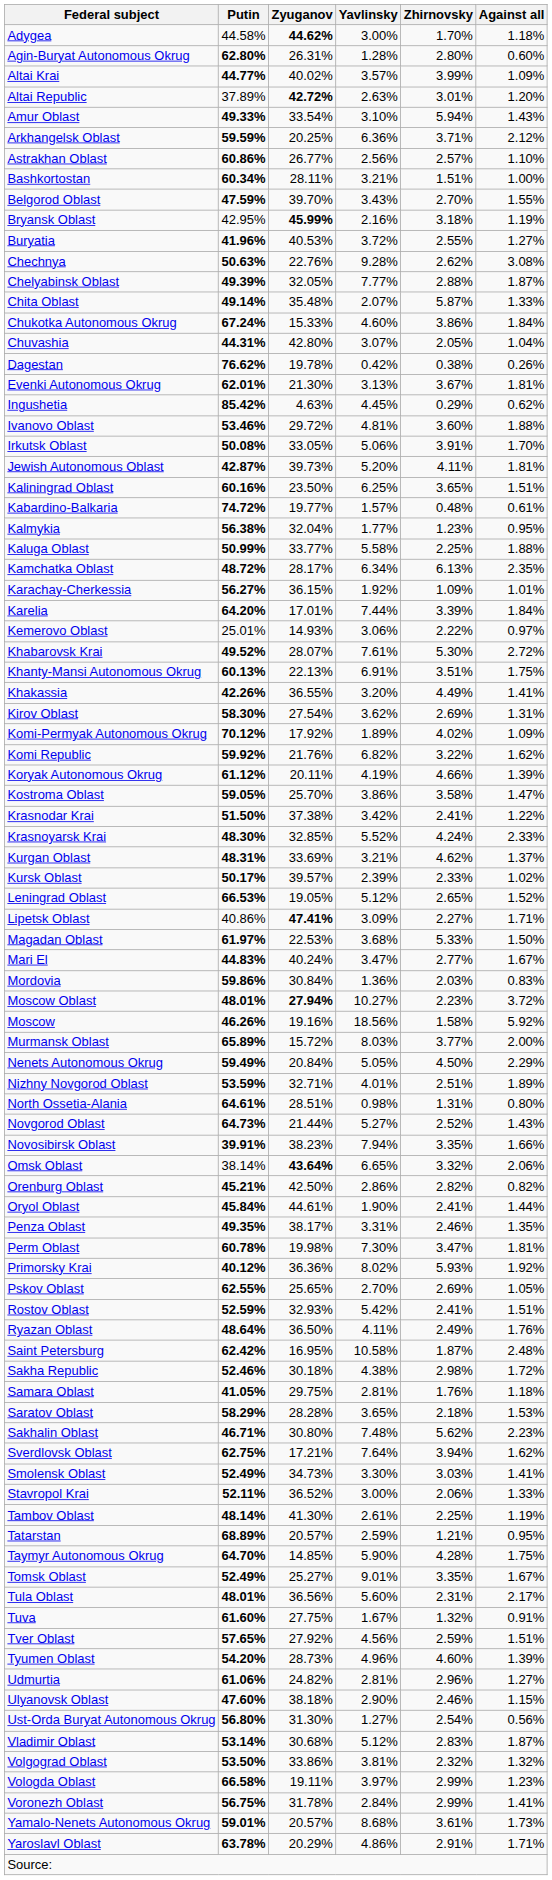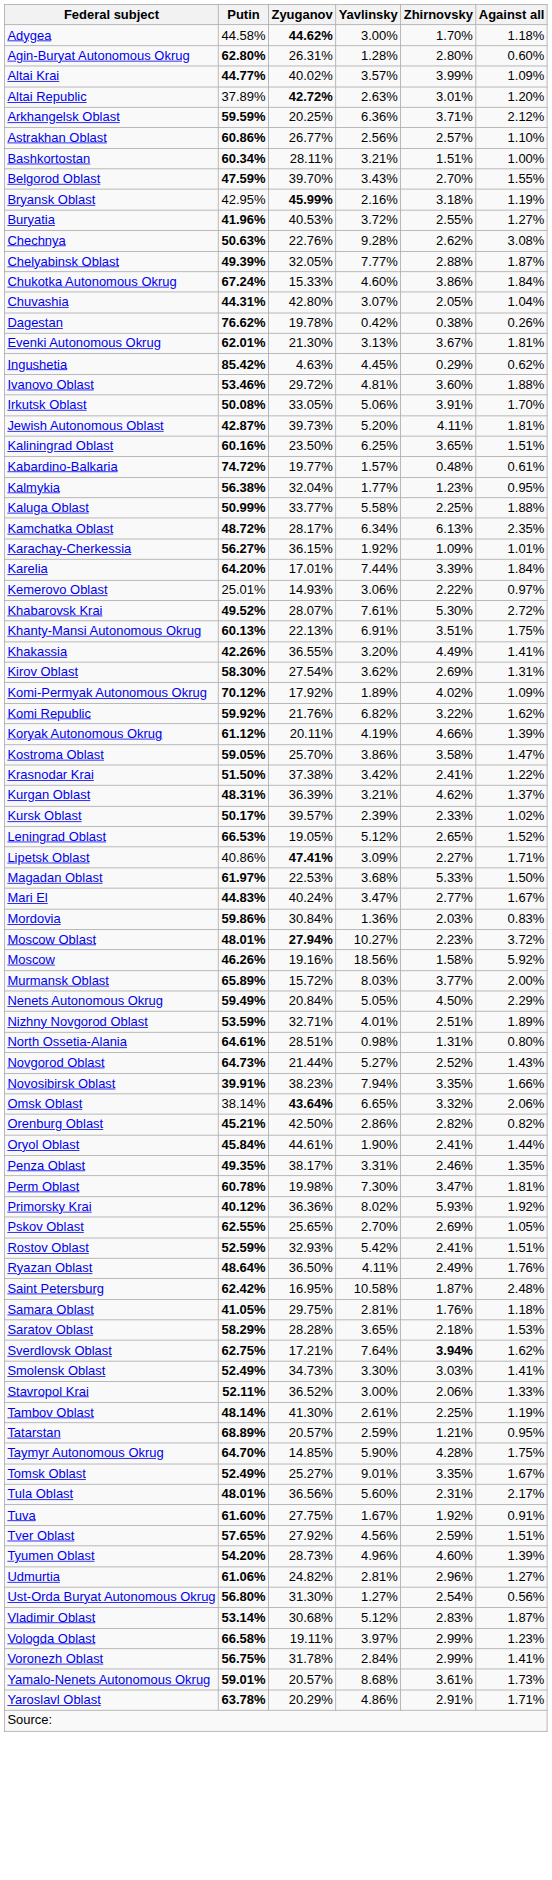- row: (43, 117)
- row: (43, 302)
- row: (57, 836)
(311, 857) 33.69% -> (311, 795) 36.39%
- row: (53, 1371)
- row: (53, 1432)
(454, 1453) normal -> (454, 1350) bold
(454, 1617) 1.32% -> (454, 1515) 1.92%
- row: (58, 1700)
- row: (57, 1761)
